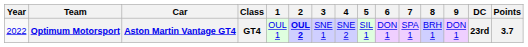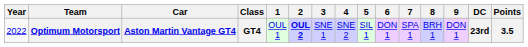(507, 30) 3.7 -> (507, 30) 3.5
